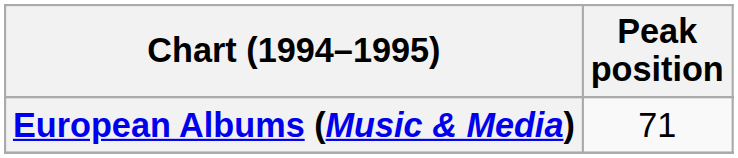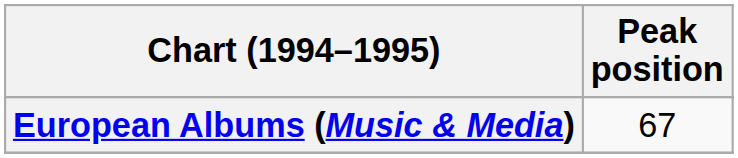(657, 124) 71 -> (657, 124) 67
